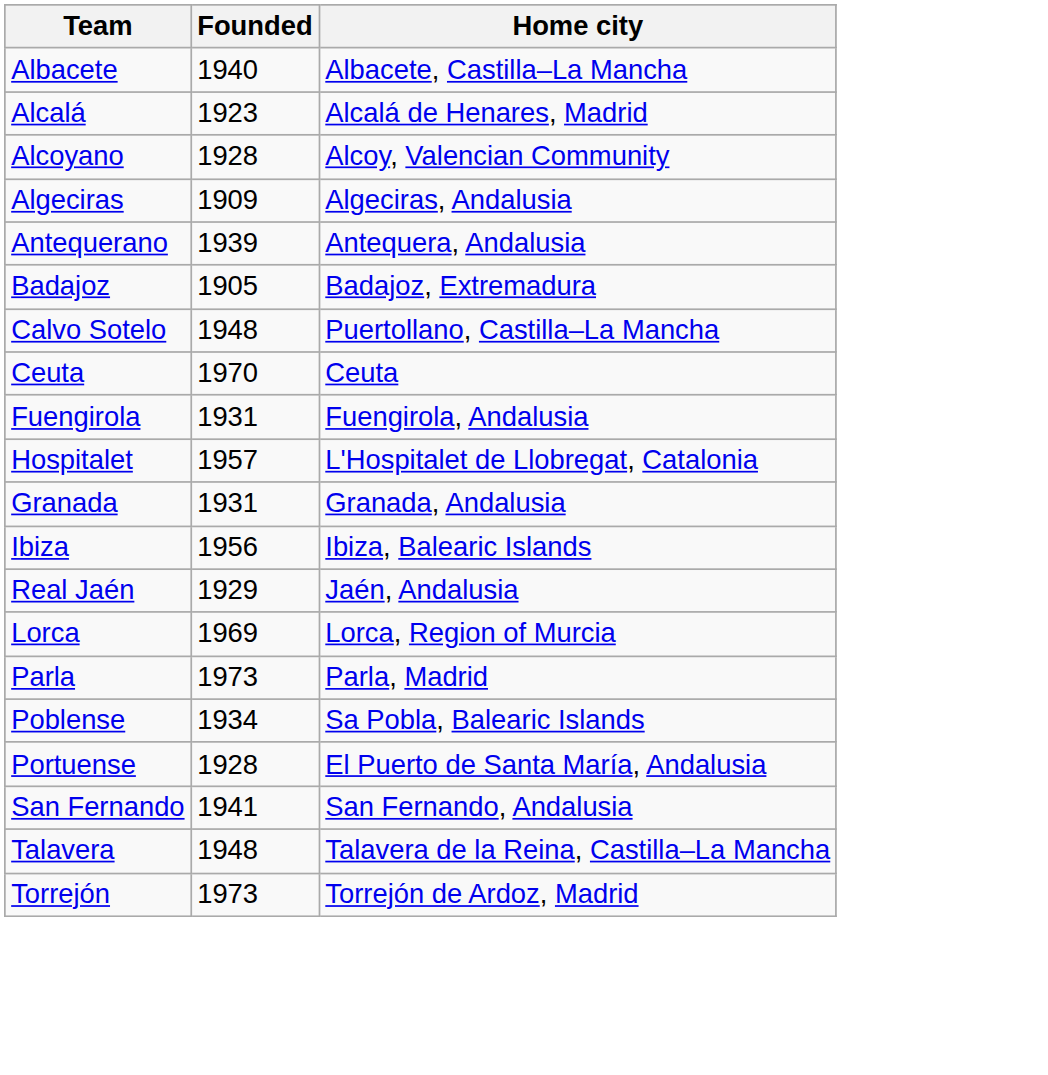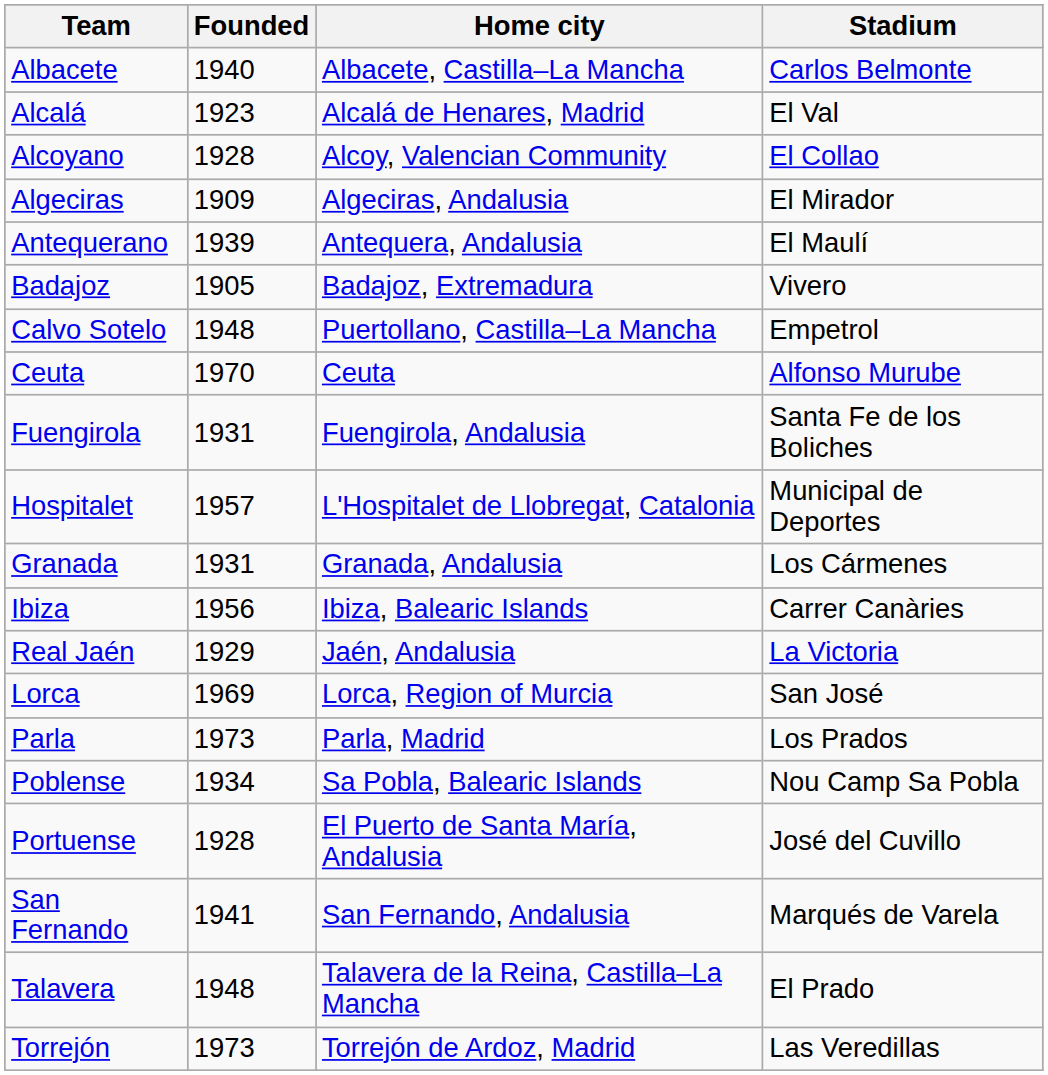+ column: (903, 26)
